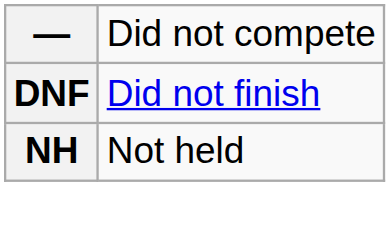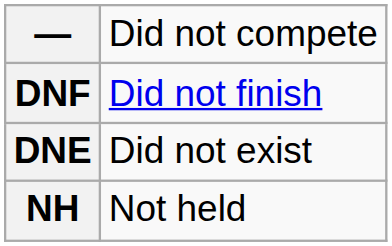+ row: (53, 151)
